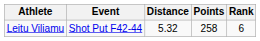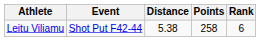(168, 28) 5.32 -> (168, 28) 5.38
